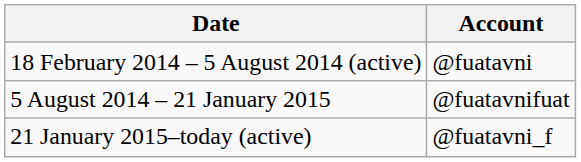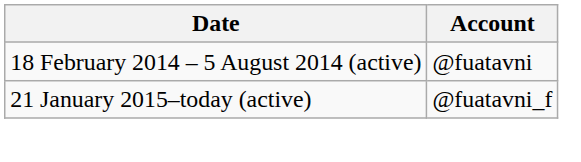- row: (170, 99)
